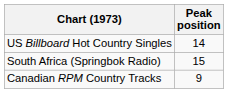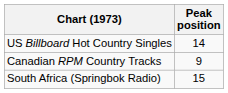rows swapped: (84, 79) <-> (84, 61)
